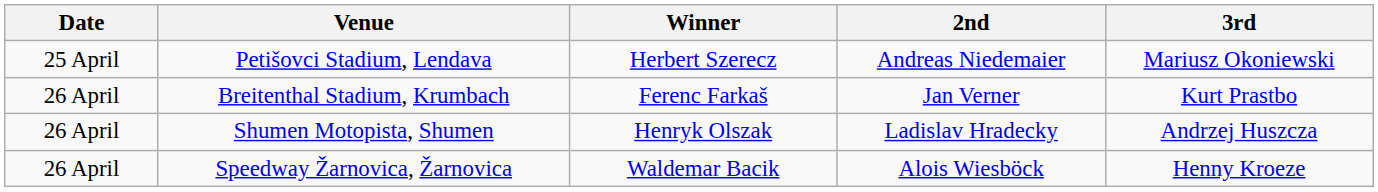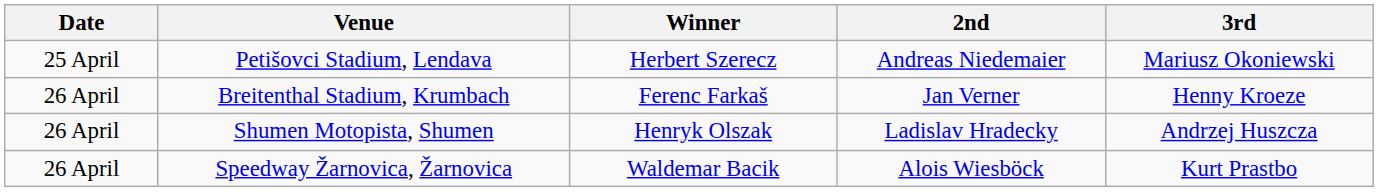(1239, 95) Kurt Prastbo -> (1239, 95) Henny Kroeze
(1239, 167) Henny Kroeze -> (1239, 167) Kurt Prastbo
